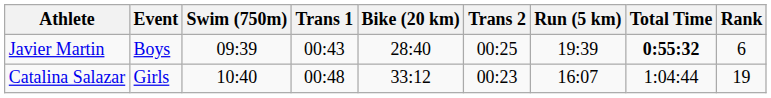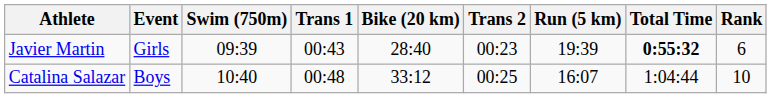(152, 49) Boys -> (151, 49) Girls
(497, 49) 00:25 -> (497, 49) 00:23
(151, 78) Girls -> (152, 78) Boys
(497, 78) 00:23 -> (497, 78) 00:25
(742, 78) 19 -> (742, 78) 10
